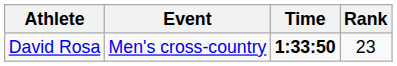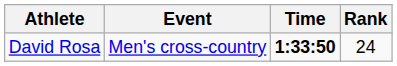(366, 47) 23 -> (366, 47) 24
